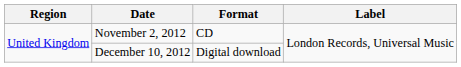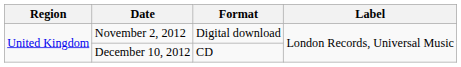(204, 33) CD -> (238, 33) Digital download
(238, 52) Digital download -> (204, 52) CD
